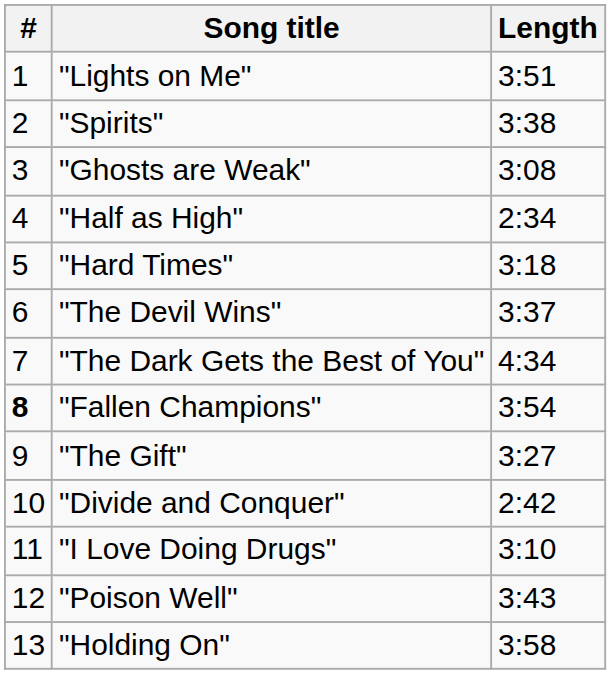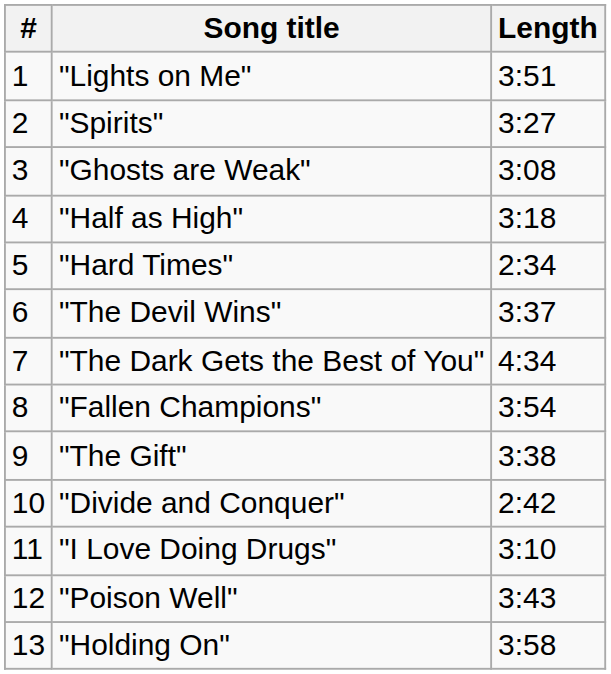(527, 123) 3:38 -> (527, 123) 3:27
(527, 218) 2:34 -> (527, 218) 3:18
(527, 265) 3:18 -> (527, 265) 2:34
(20, 407) bold -> (20, 407) normal
(527, 455) 3:27 -> (527, 455) 3:38
